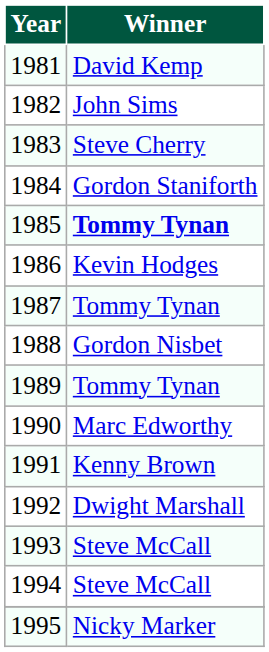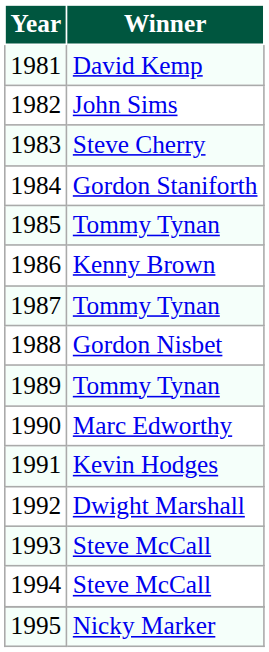(151, 225) bold -> (146, 225) normal
(145, 265) Kevin Hodges -> (144, 265) Kenny Brown
(144, 465) Kenny Brown -> (145, 465) Kevin Hodges
